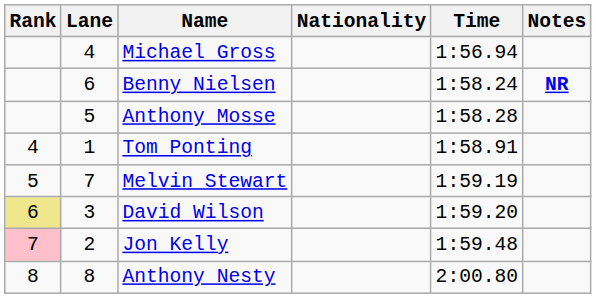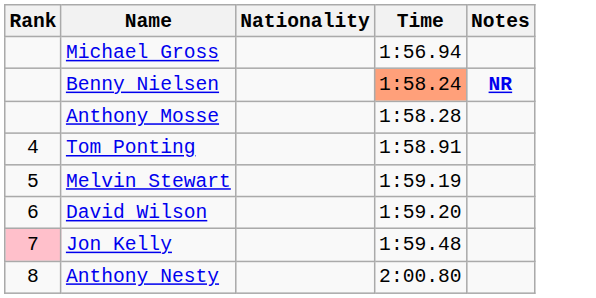- column: (89, 21)
(477, 85) no background -> (420, 85) lightsalmon background
(33, 213) khaki background -> (33, 213) no background
